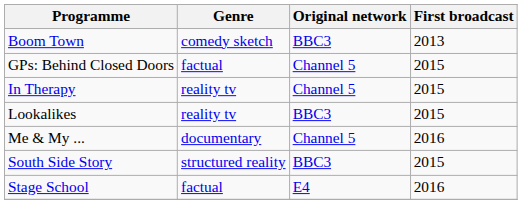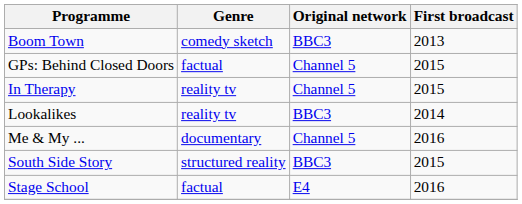(429, 114) 2015 -> (429, 114) 2014
